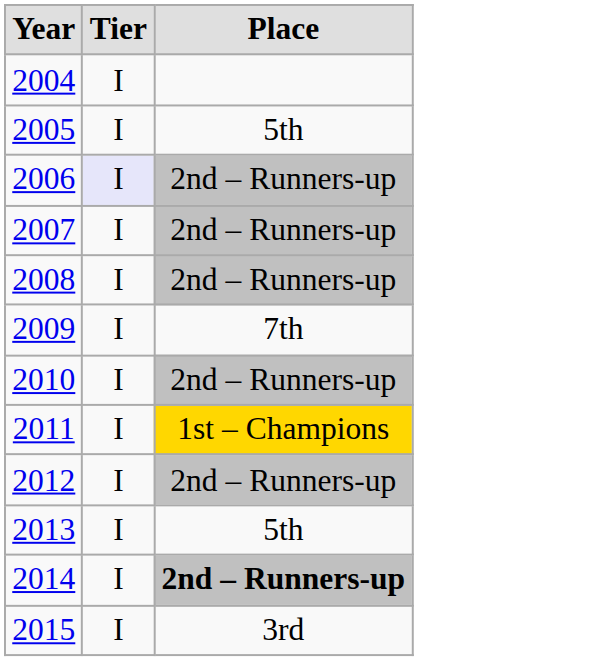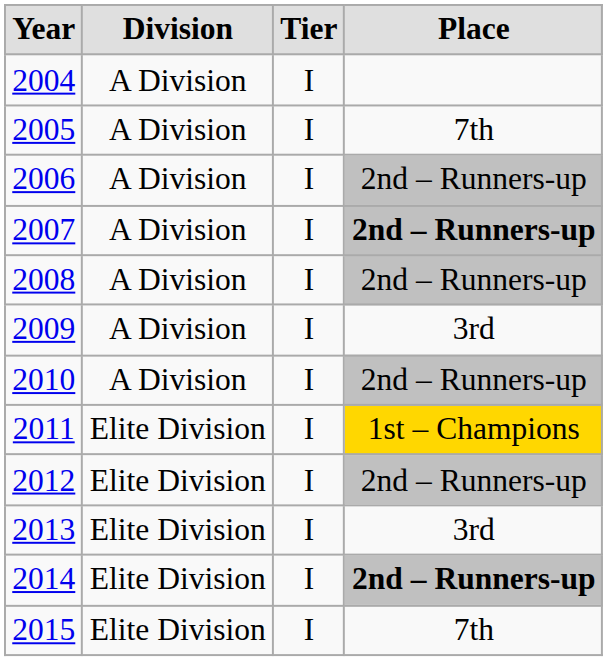+ column: (178, 29)
(283, 129) 5th -> (474, 129) 7th
(118, 179) lavender background -> (309, 179) no background
(283, 229) normal -> (474, 229) bold
(283, 329) 7th -> (474, 329) 3rd
(283, 529) 5th -> (474, 529) 3rd
(283, 629) 3rd -> (474, 629) 7th
